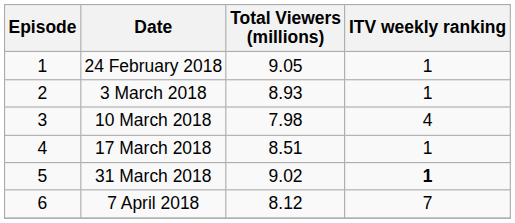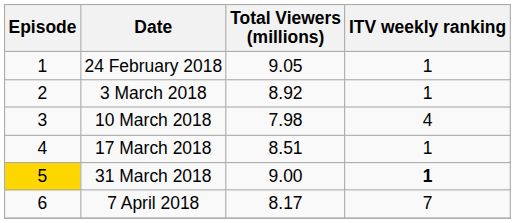(286, 93) 8.93 -> (286, 93) 8.92
(42, 176) no background -> (42, 176) gold background
(286, 176) 9.02 -> (286, 176) 9.00
(286, 203) 8.12 -> (286, 203) 8.17
